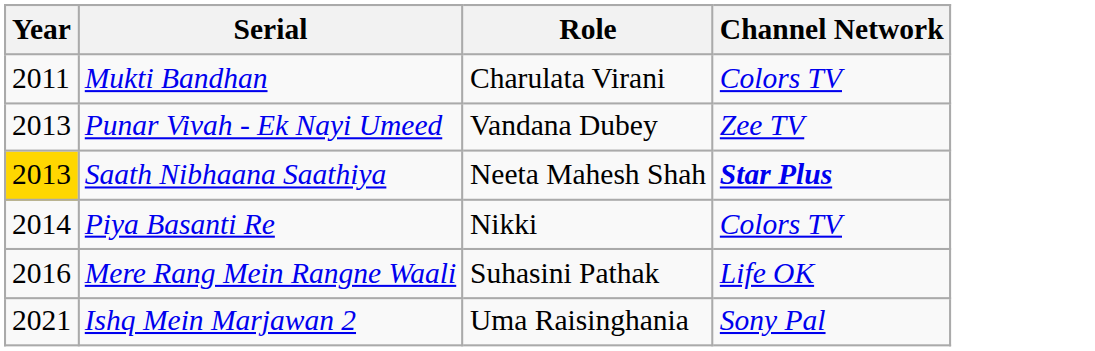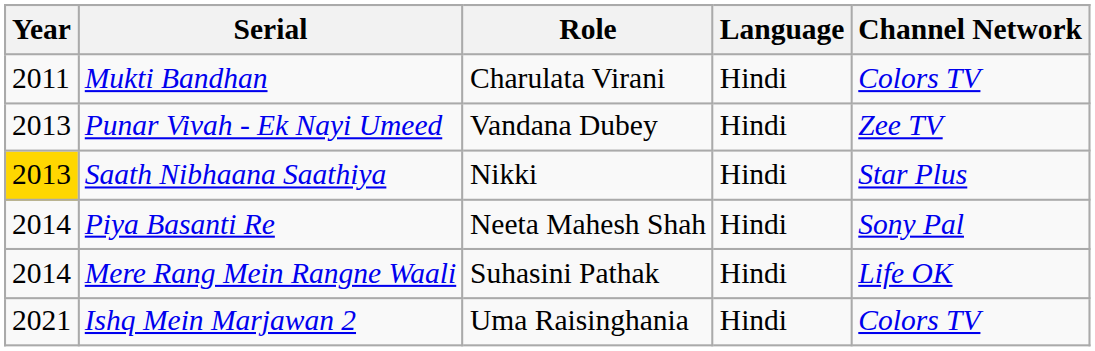+ column: (782, 29)
(588, 175) Neeta Mahesh Shah -> (504, 175) Nikki
(776, 175) bold -> (913, 175) normal
(504, 223) Nikki -> (588, 223) Neeta Mahesh Shah
(781, 223) Colors TV -> (911, 223) Sony Pal
(41, 272) 2016 -> (41, 272) 2014
(773, 321) Sony Pal -> (919, 321) Colors TV
